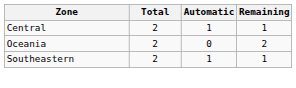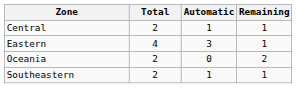+ row: (26, 43)
